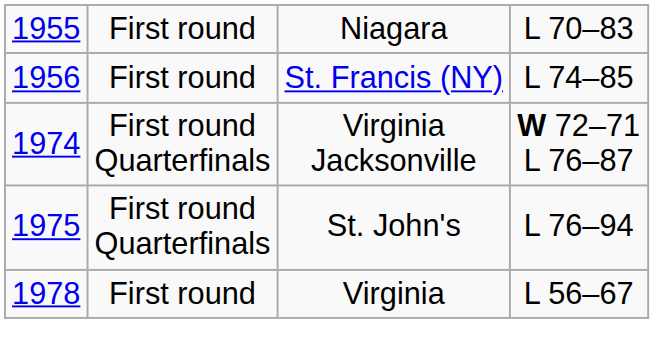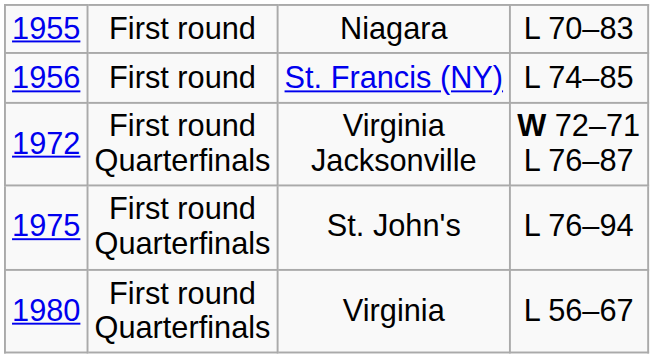(46, 143) 1974 -> (46, 143) 1972
(46, 292) 1978 -> (46, 310) 1980
(182, 292) First round -> (182, 310) First round Quarterfinals
